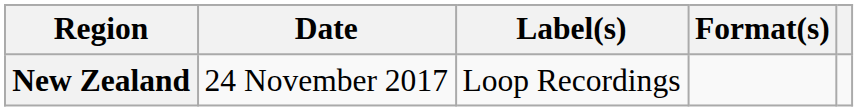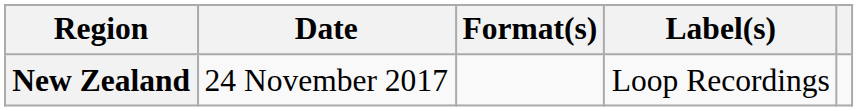columns swapped: (762, 29) <-> (571, 29)
